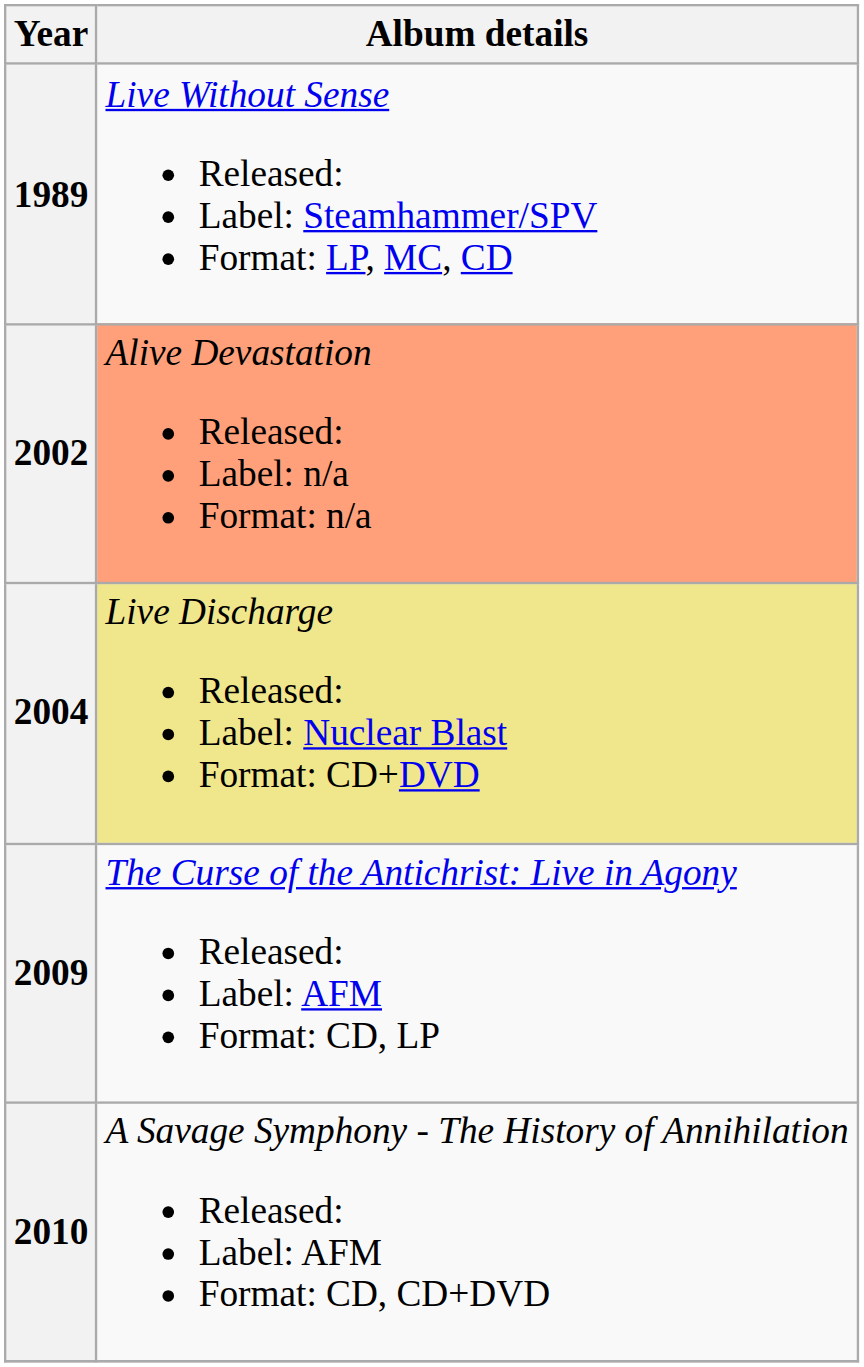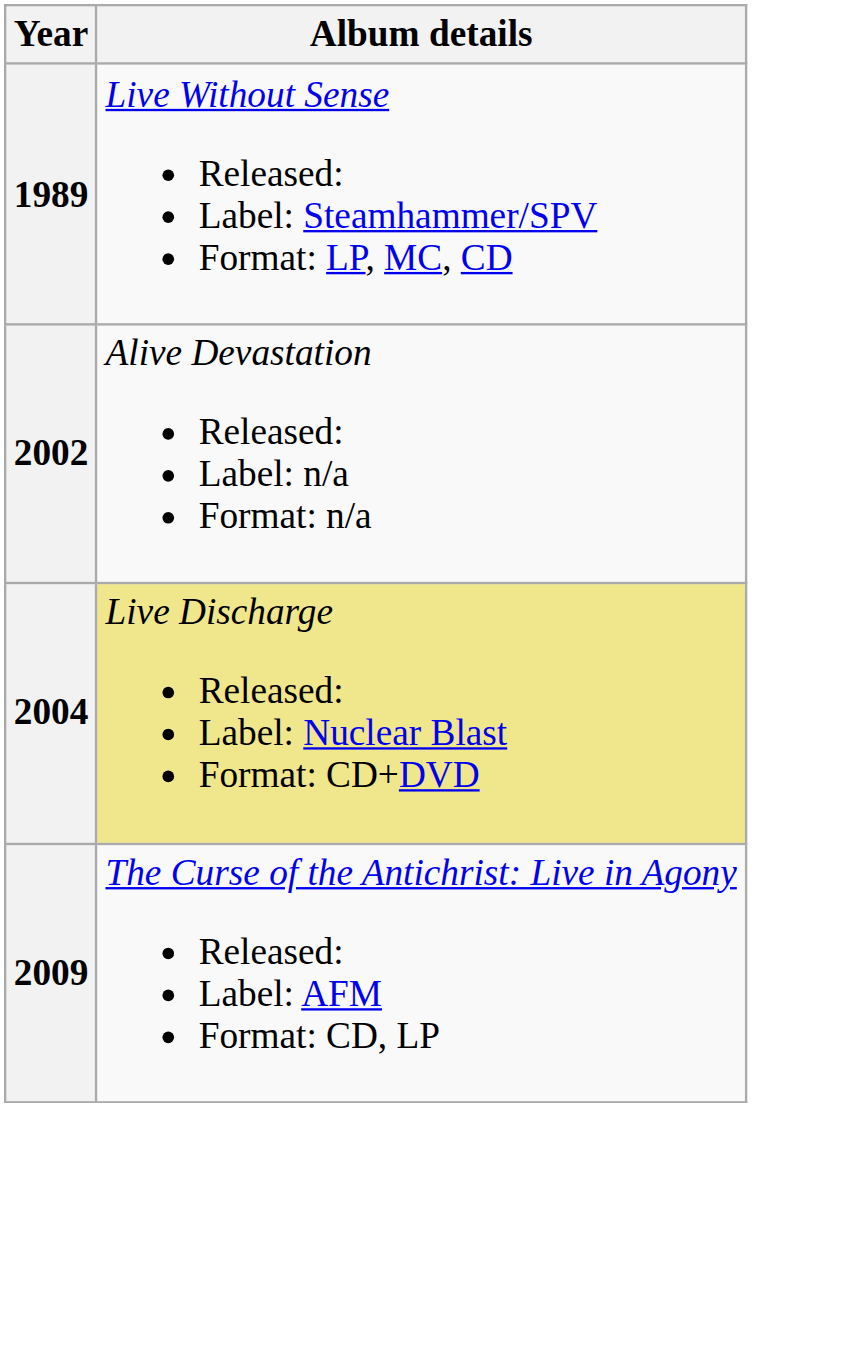(477, 435) lightsalmon background -> (421, 435) no background
- row: (51, 1231)
